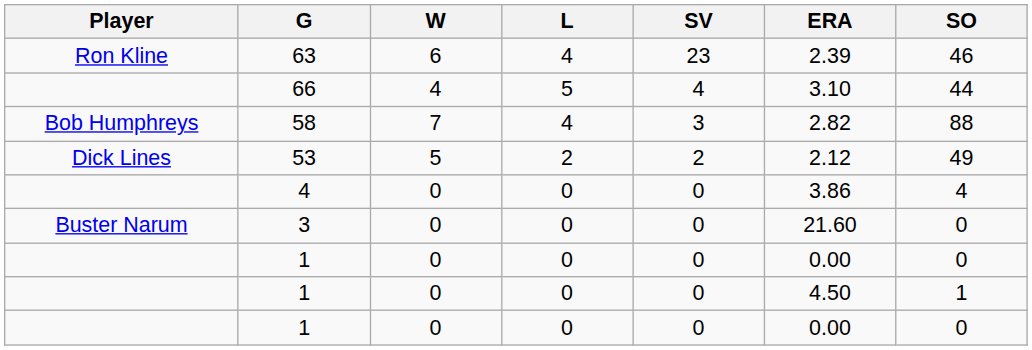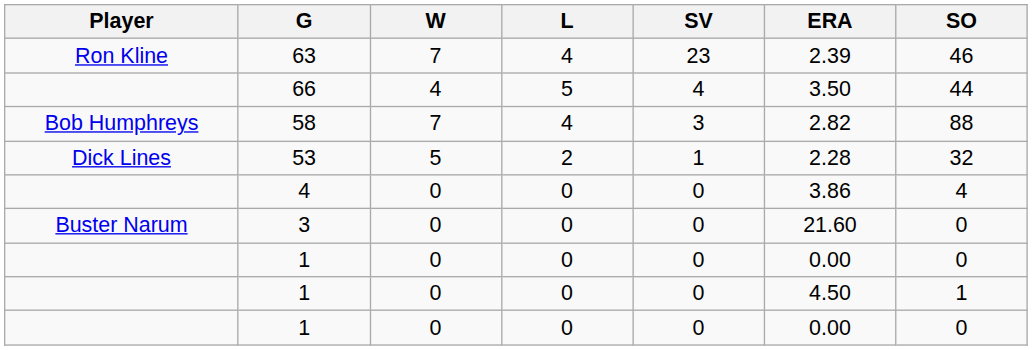(436, 55) 6 -> (436, 55) 7
(830, 89) 3.10 -> (830, 89) 3.50
(698, 157) 2 -> (698, 157) 1
(830, 157) 2.12 -> (830, 157) 2.28
(961, 157) 49 -> (961, 157) 32
